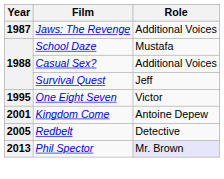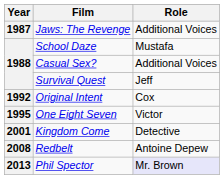+ row: (69, 98)
(172, 115) Antoine Depew -> (158, 132) Detective
(19, 132) 2005 -> (19, 149) 2008
(158, 132) Detective -> (172, 149) Antoine Depew
